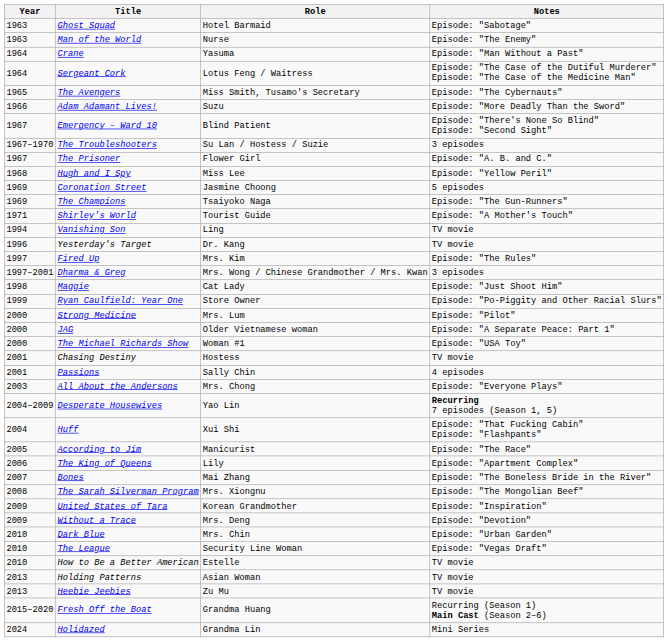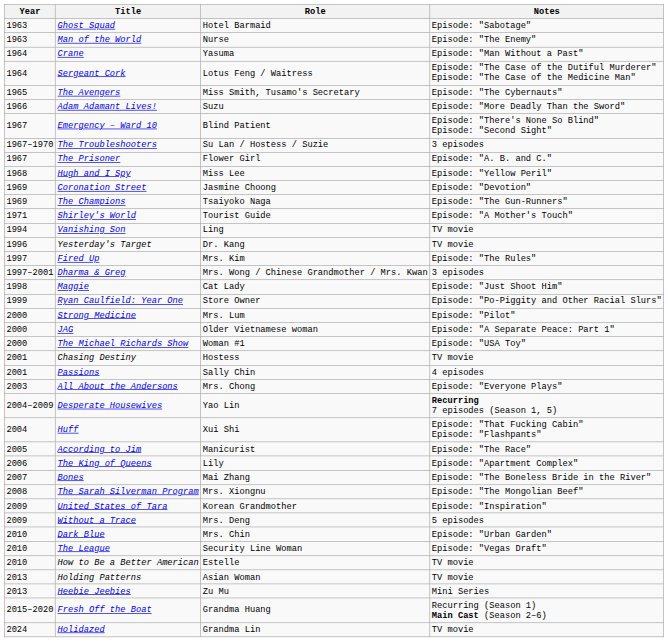(458, 188) 5 episodes -> (481, 188) Episode: "Devotion"
(481, 520) Episode: "Devotion" -> (458, 520) 5 episodes
(453, 591) TV movie -> (461, 591) Mini Series
(461, 630) Mini Series -> (453, 630) TV movie
